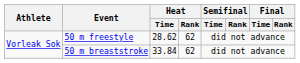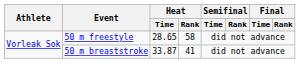(164, 38) 28.62 -> (164, 38) 28.65
(190, 38) 62 -> (190, 38) 58
(164, 51) 33.84 -> (164, 51) 33.87
(190, 51) 62 -> (190, 51) 41
